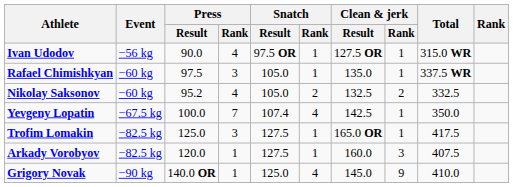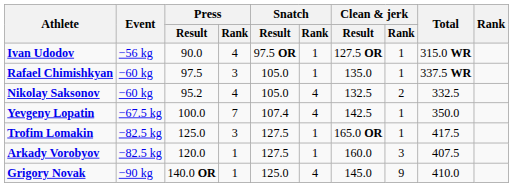(315, 93) 2 -> (315, 93) 4
